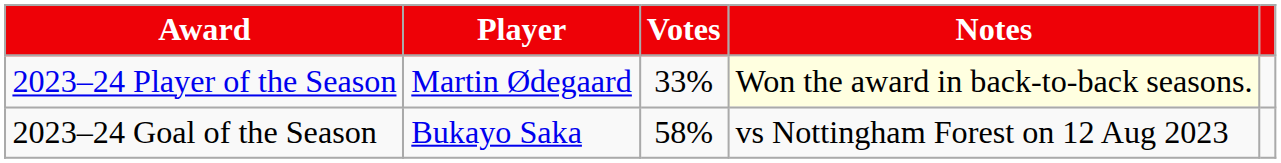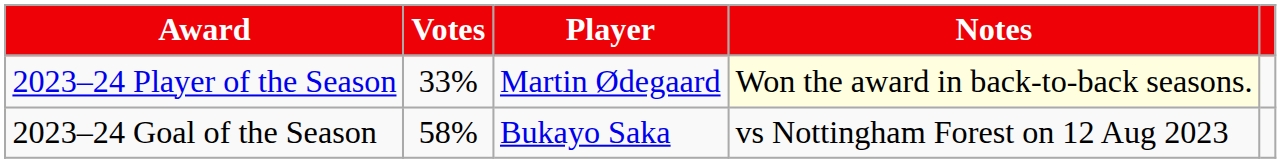columns swapped: (522, 30) <-> (684, 30)
